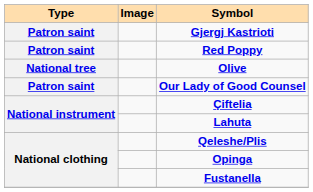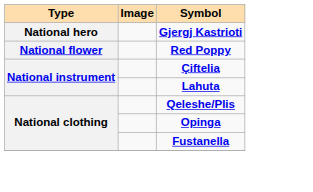(61, 31) Patron saint -> (61, 31) National hero
(61, 50) Patron saint -> (61, 50) National flower
- row: (232, 68)
- row: (232, 86)
